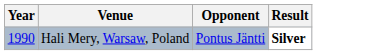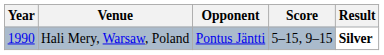+ column: (302, 16)
